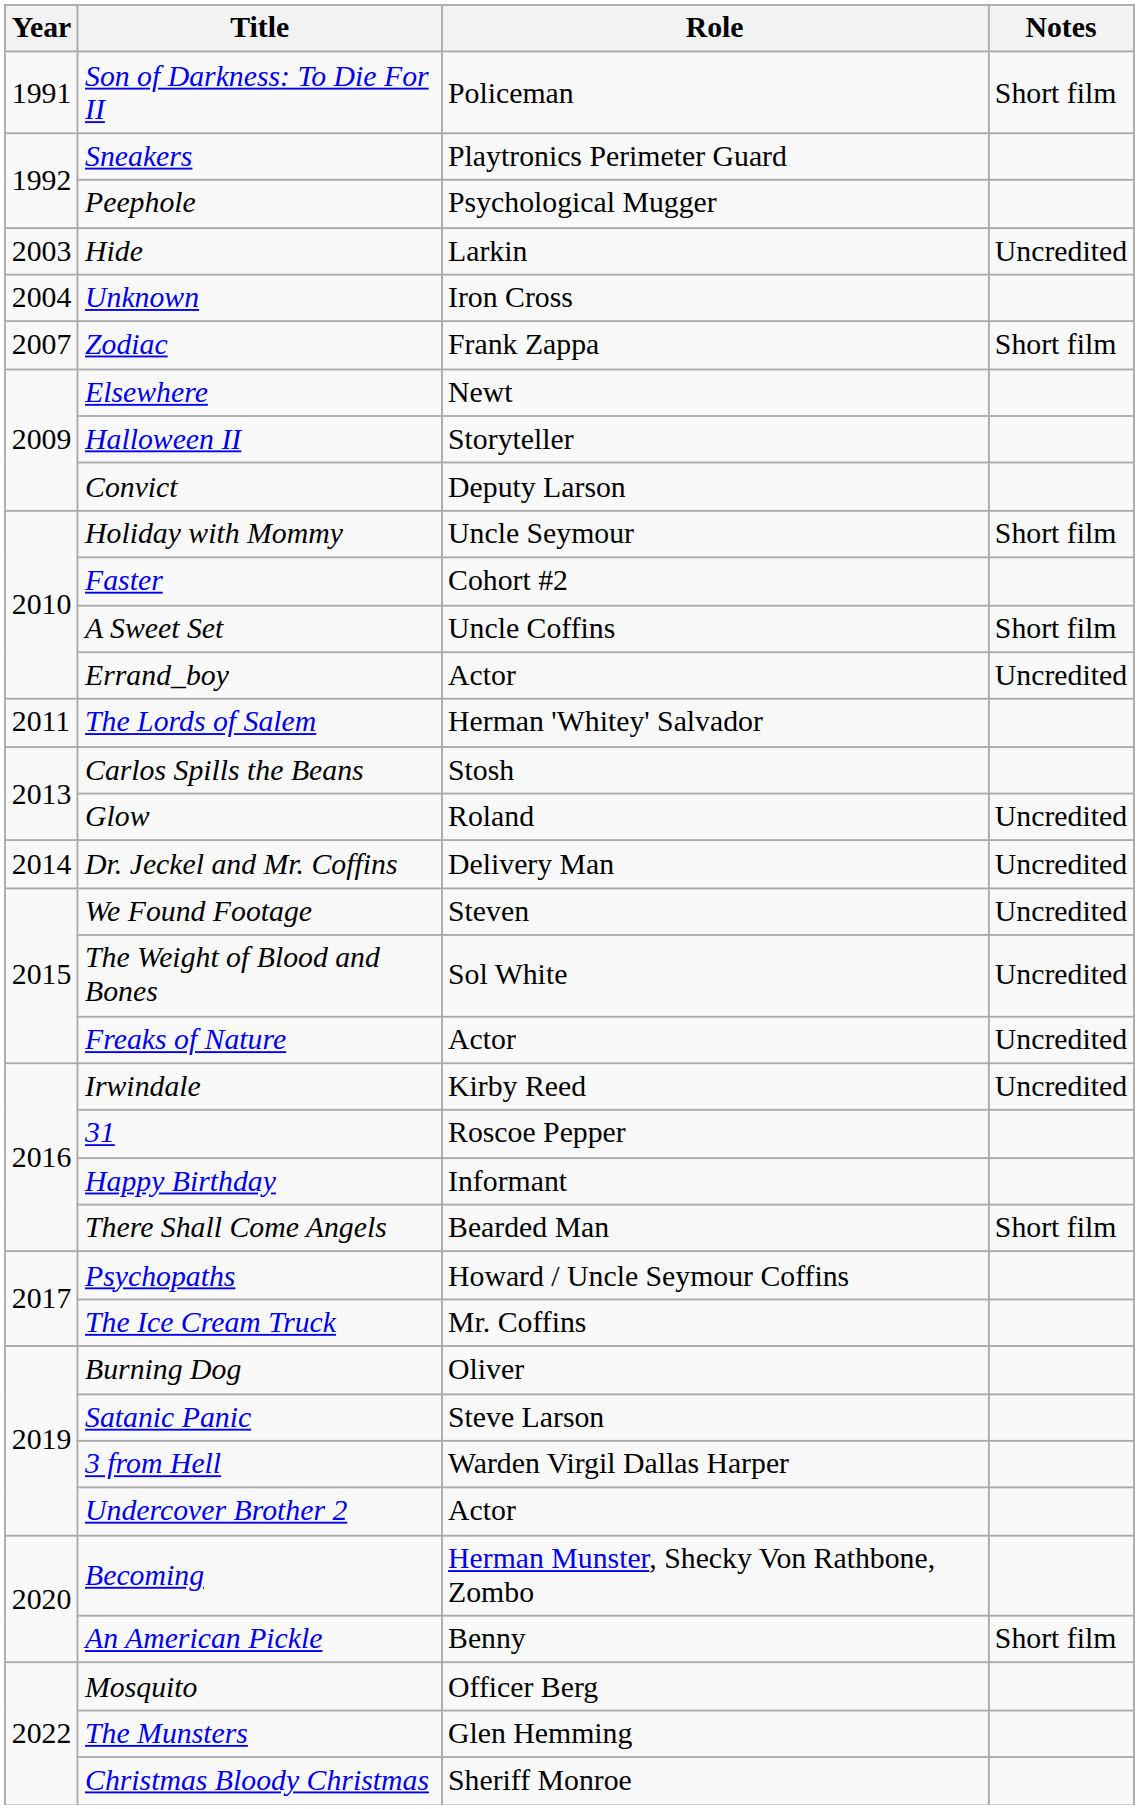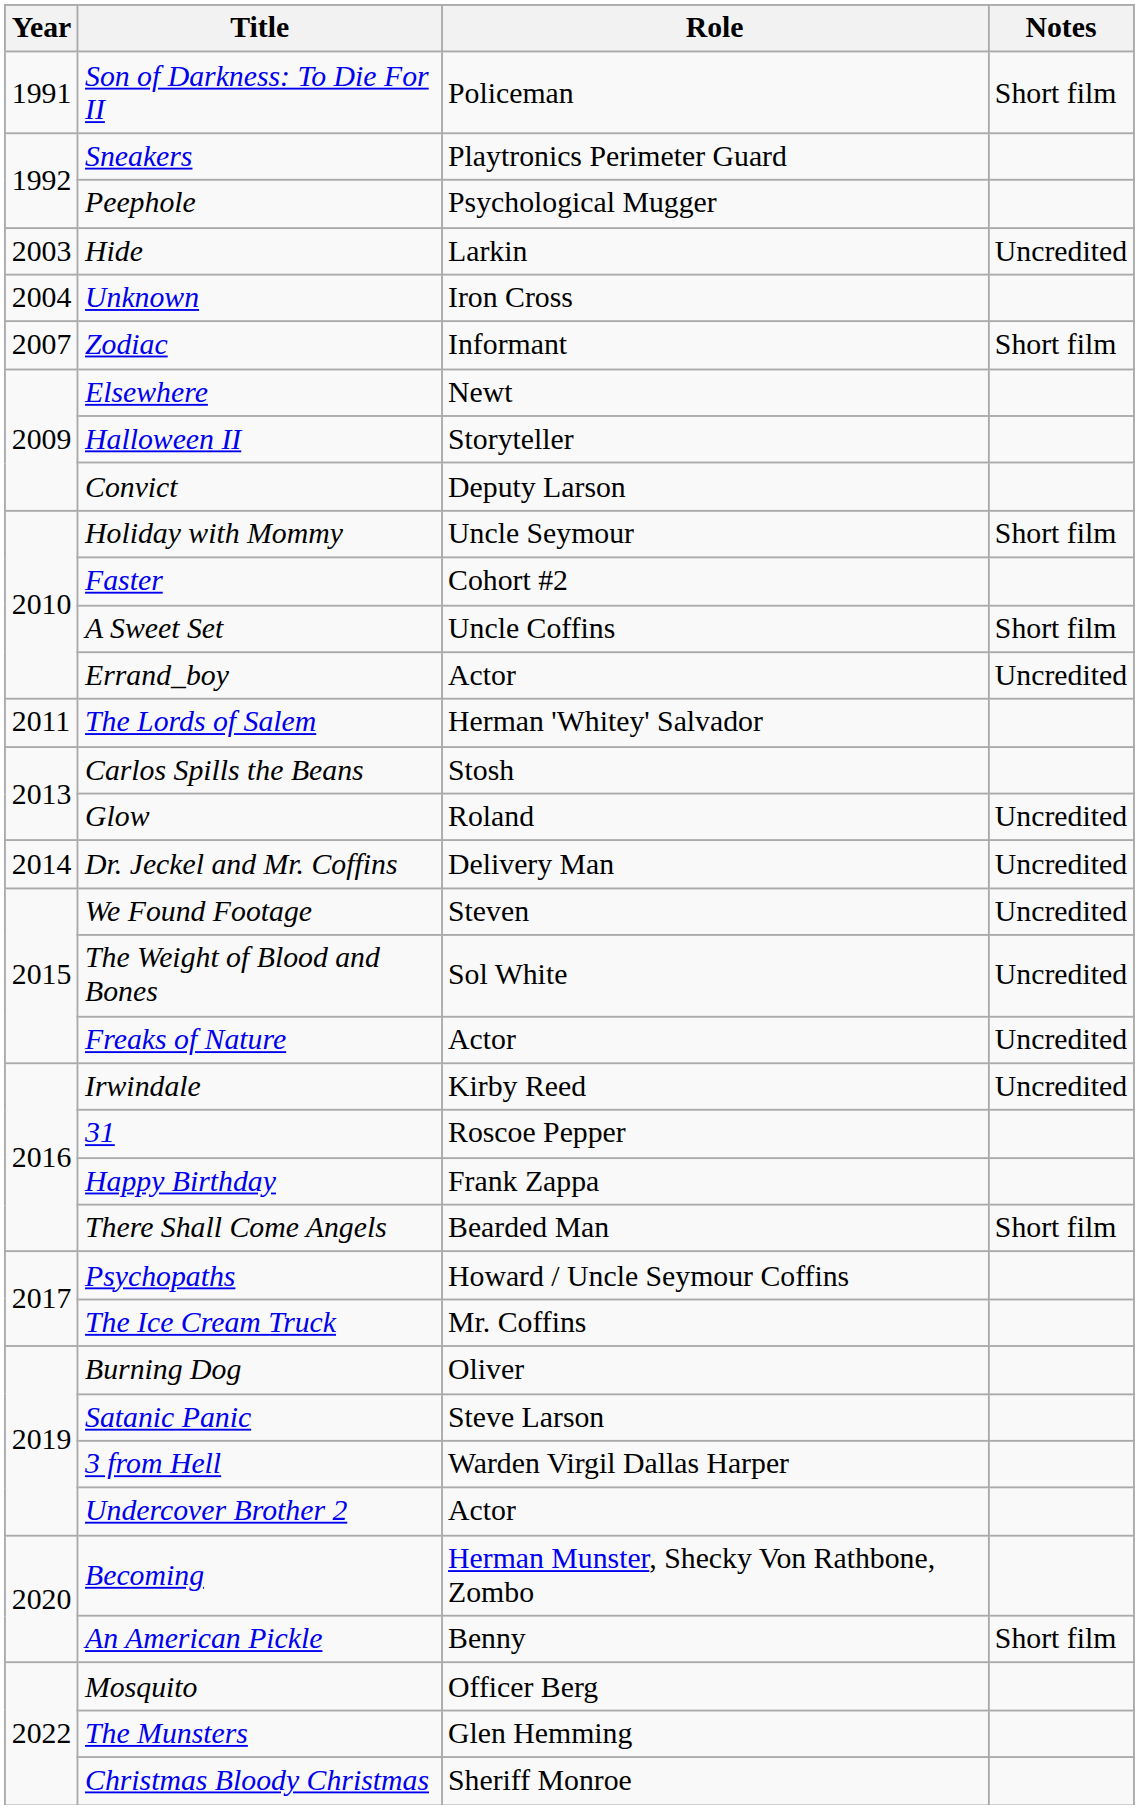(524, 344) Frank Zappa -> (508, 344) Informant
(508, 1180) Informant -> (524, 1180) Frank Zappa
